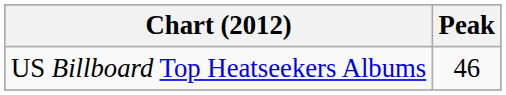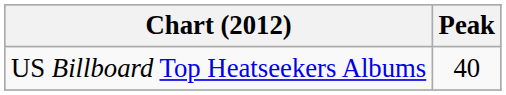(467, 68) 46 -> (467, 68) 40
